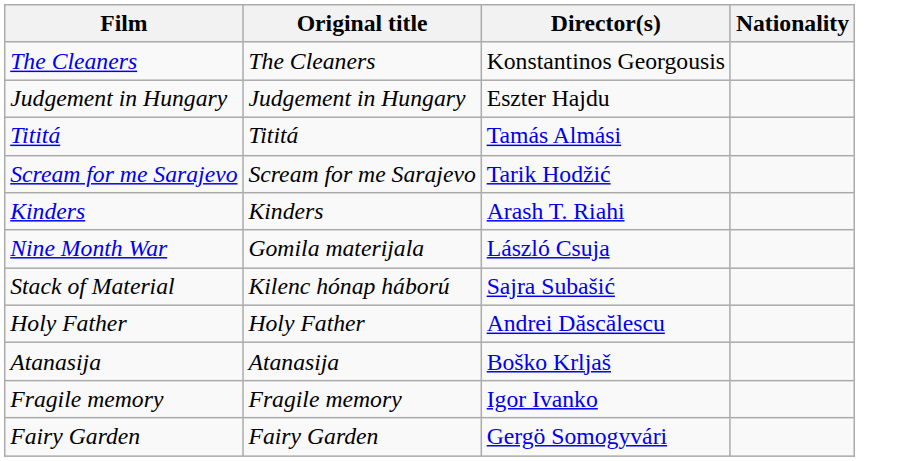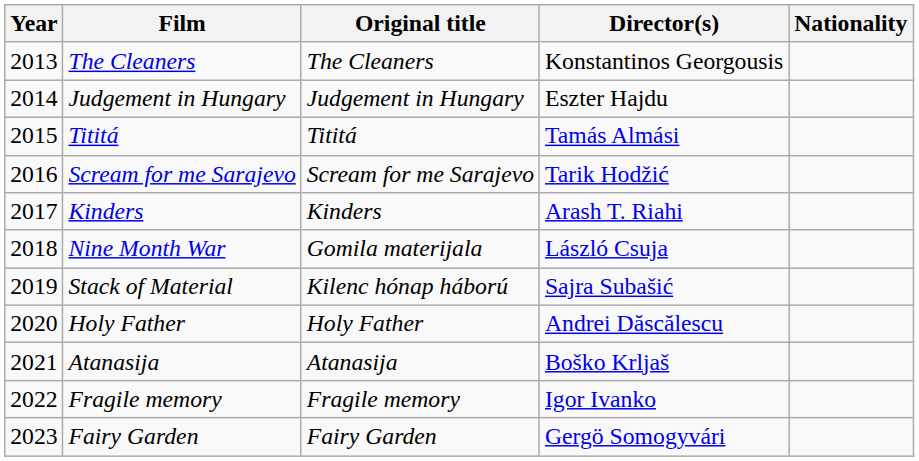+ column: (34, 23)
